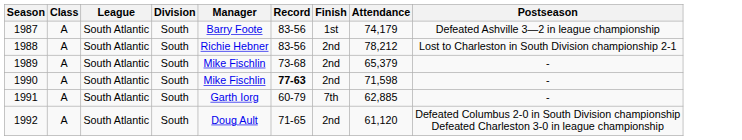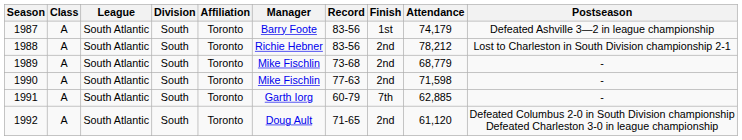+ column: (225, 13)
(381, 64) 65,379 -> (435, 64) 68,779
(292, 81) bold -> (346, 81) normal
